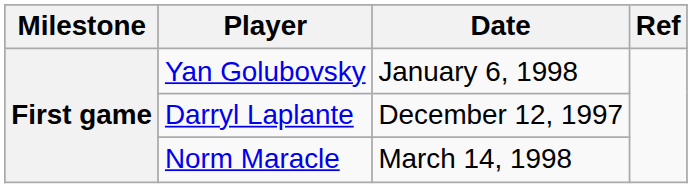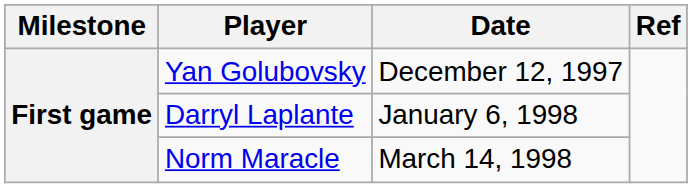(478, 70) January 6, 1998 -> (501, 70) December 12, 1997
(501, 114) December 12, 1997 -> (478, 114) January 6, 1998
